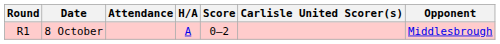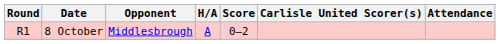columns swapped: (450, 13) <-> (141, 13)
